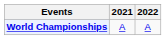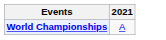- column: (148, 12)
